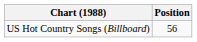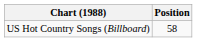(172, 28) 56 -> (172, 28) 58
